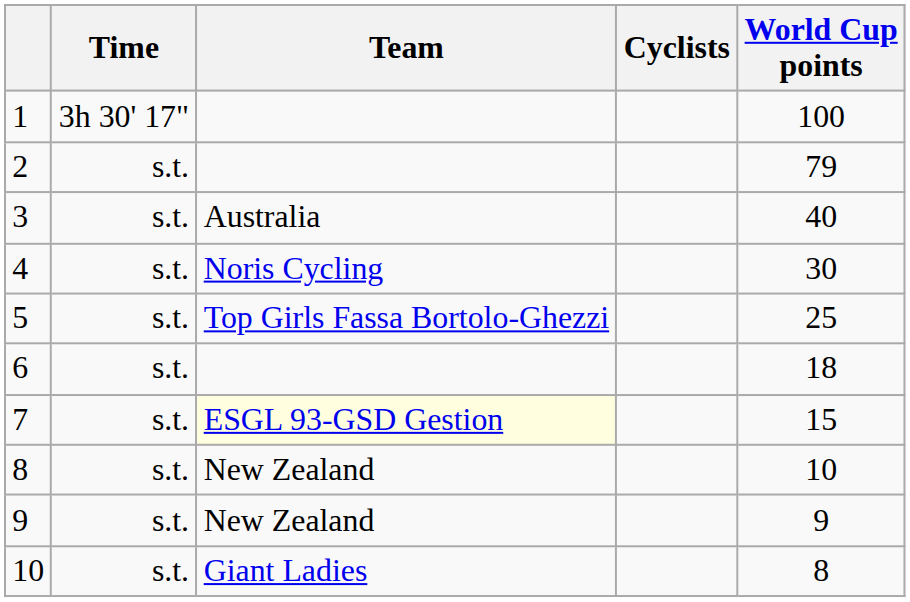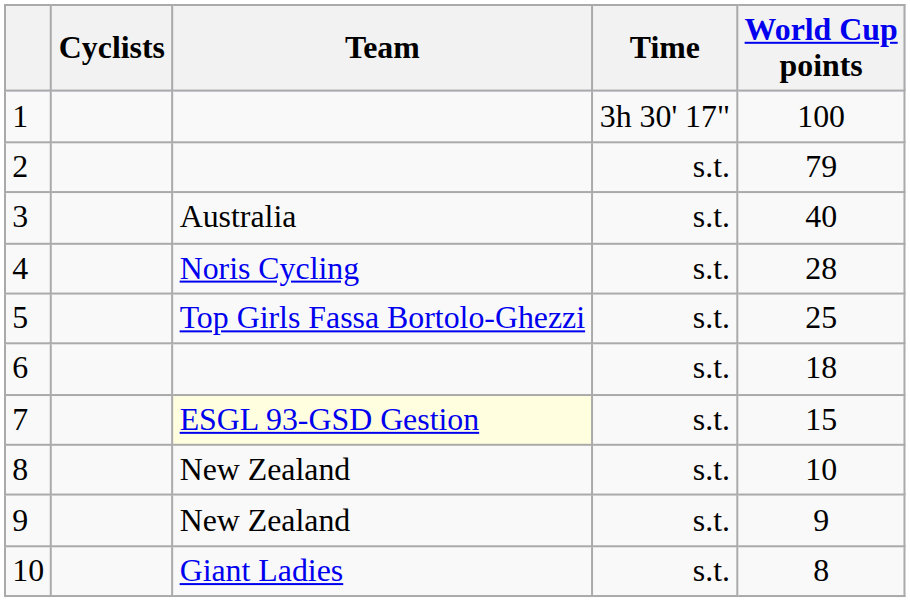columns swapped: (677, 47) <-> (124, 47)
(821, 267) 30 -> (821, 267) 28
